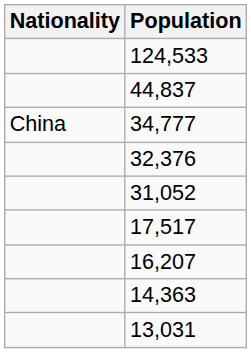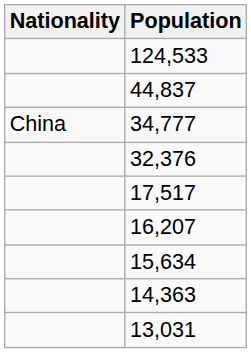- row: (163, 192)
+ row: (163, 261)
